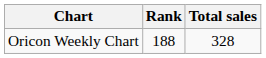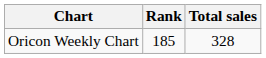(164, 41) 188 -> (164, 41) 185
